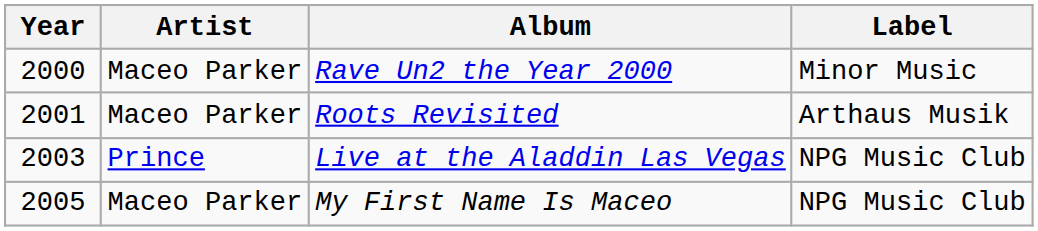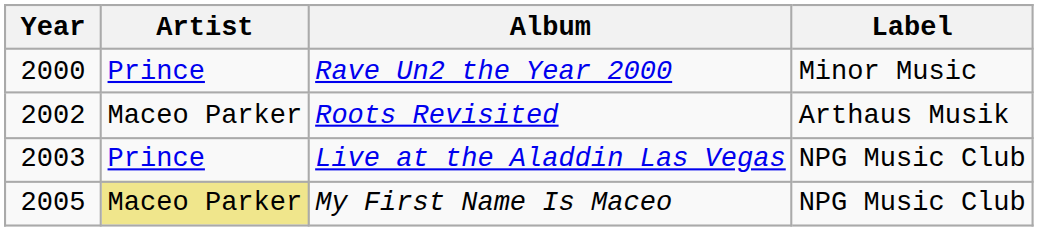(205, 71) Maceo Parker -> (156, 71) Prince
(53, 115) 2001 -> (53, 115) 2002
(205, 203) no background -> (205, 203) khaki background
